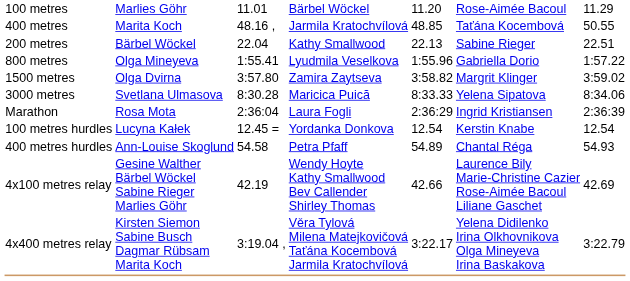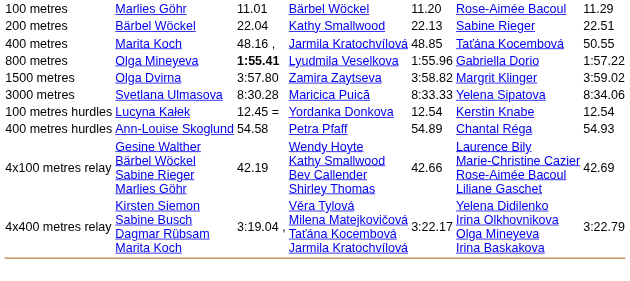rows swapped: (37, 43) <-> (37, 26)
(258, 60) normal -> (258, 60) bold
- row: (32, 112)
